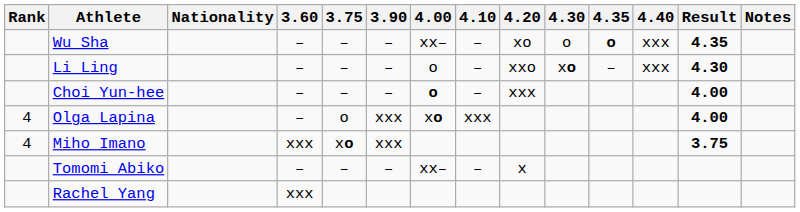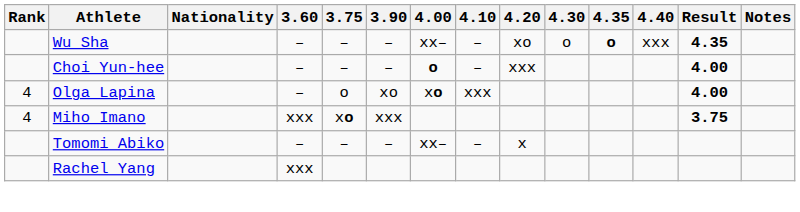- row: (85, 68)
(389, 118) xxx -> (389, 93) xo
